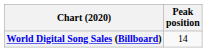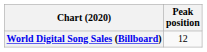(183, 39) 14 -> (183, 39) 12
